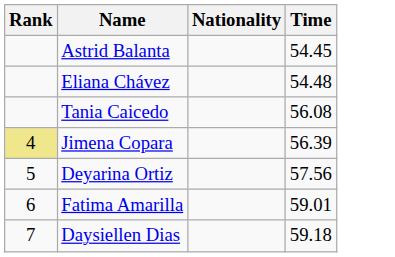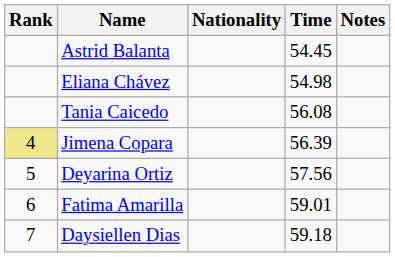+ column: (363, 20)
(311, 81) 54.48 -> (311, 81) 54.98
